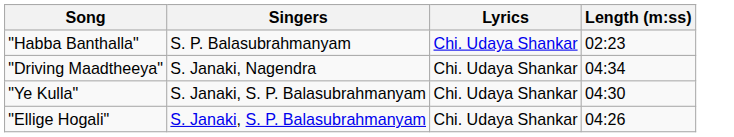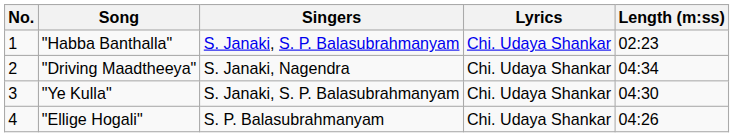+ column: (21, 17)
(261, 43) S. P. Balasubrahmanyam -> (332, 43) S. Janaki, S. P. Balasubrahmanyam
(298, 119) S. Janaki, S. P. Balasubrahmanyam -> (294, 119) S. P. Balasubrahmanyam
